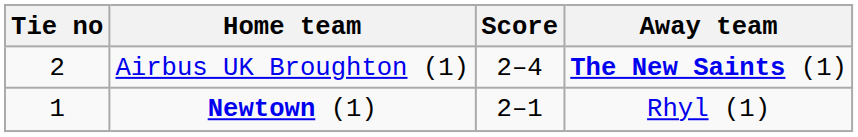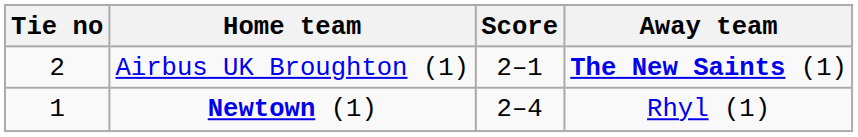(520, 68) 2–4 -> (520, 68) 2–1
(520, 109) 2–1 -> (520, 109) 2–4
